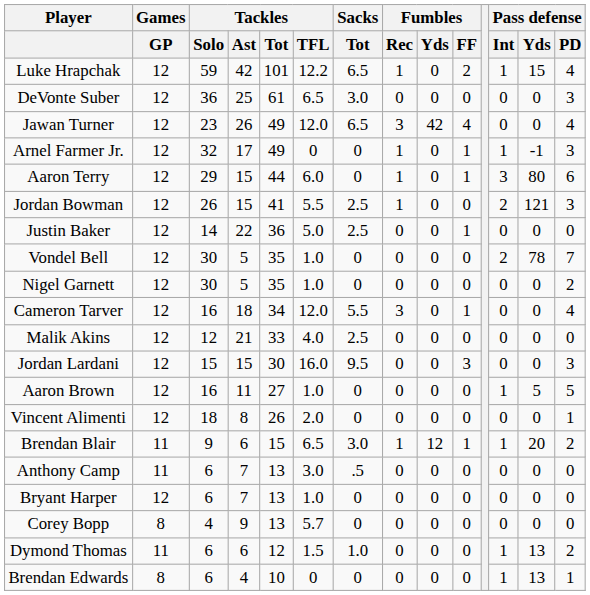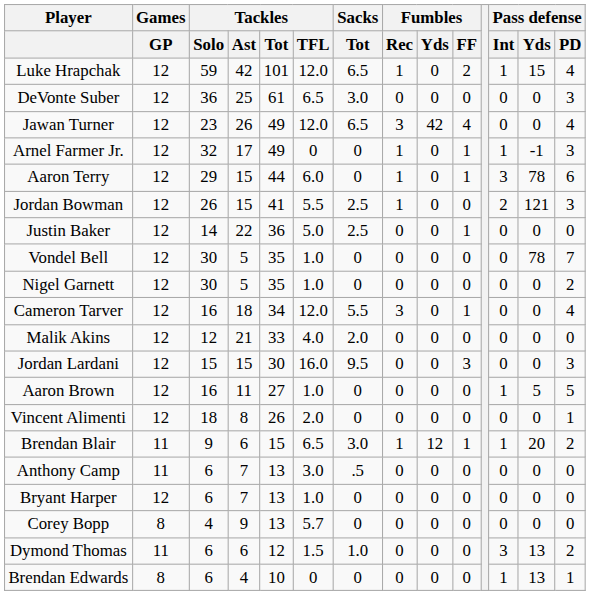(313, 71) 12.2 -> (313, 71) 12.0
(537, 177) 80 -> (537, 177) 78
(504, 257) 2 -> (504, 257) 0
(358, 337) 2.5 -> (358, 337) 2.0
(504, 550) 1 -> (504, 550) 3
